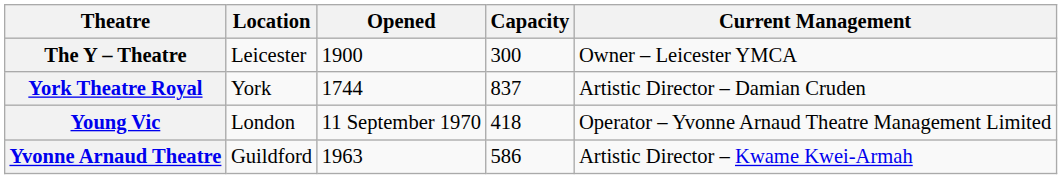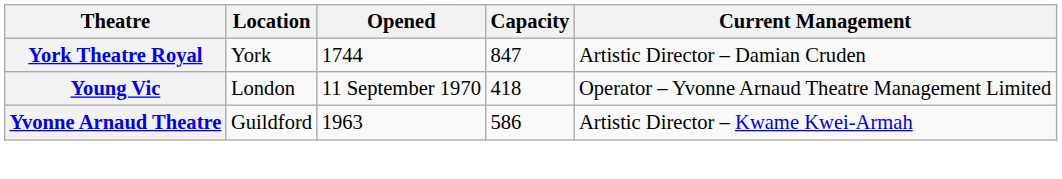- row: (115, 55)
(506, 89) 837 -> (506, 55) 847
